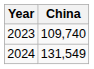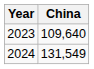(63, 34) 109,740 -> (63, 34) 109,640
